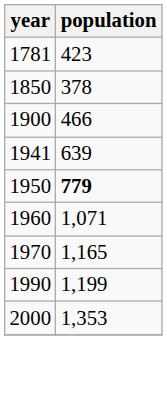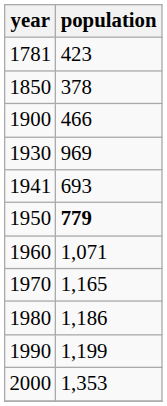+ row: (30, 152)
(76, 152) 639 -> (76, 185) 693
+ row: (30, 317)
